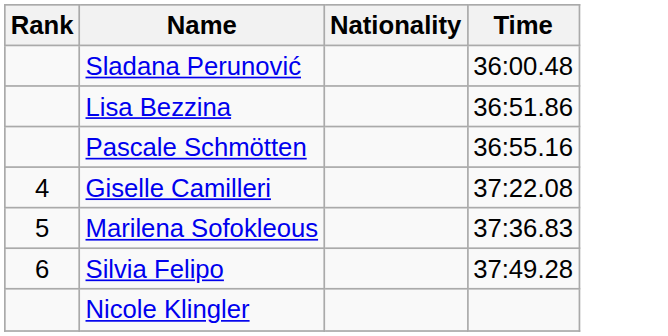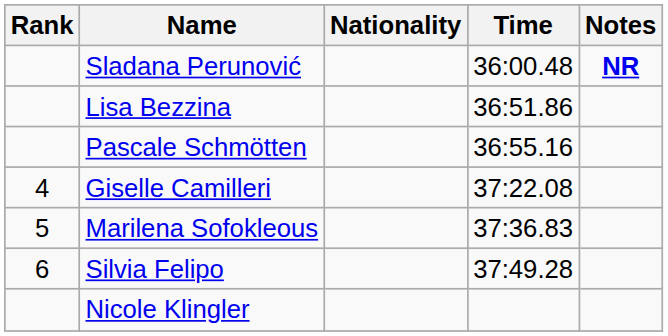+ column: (621, 25)
